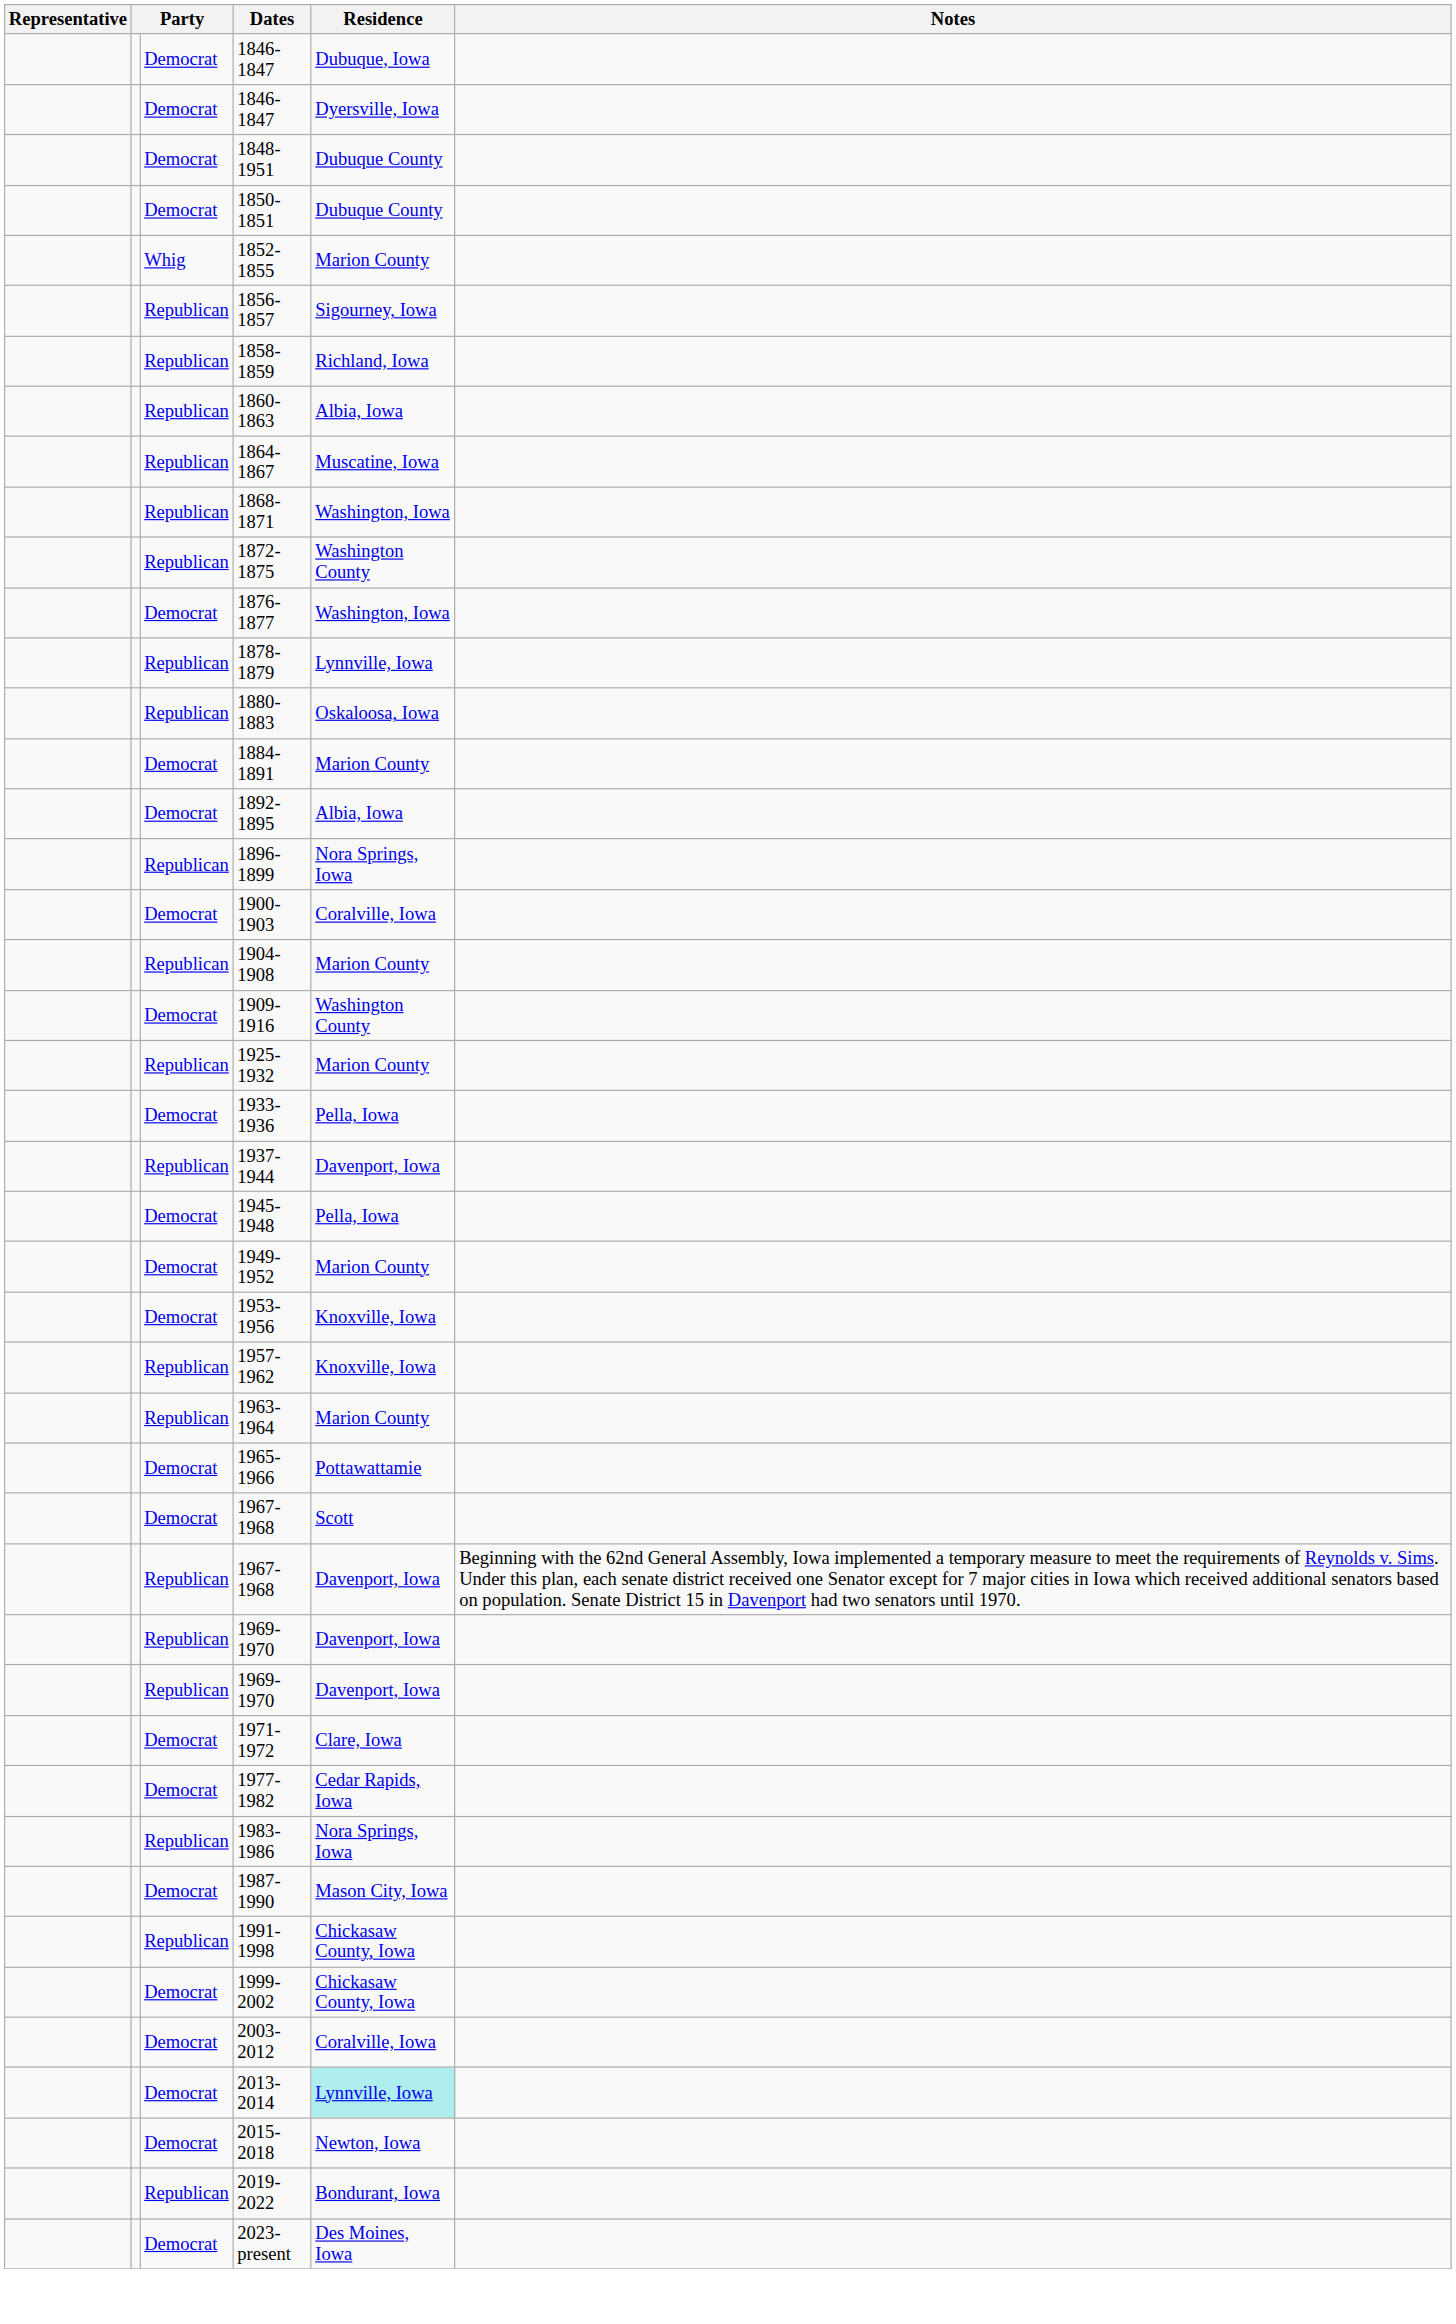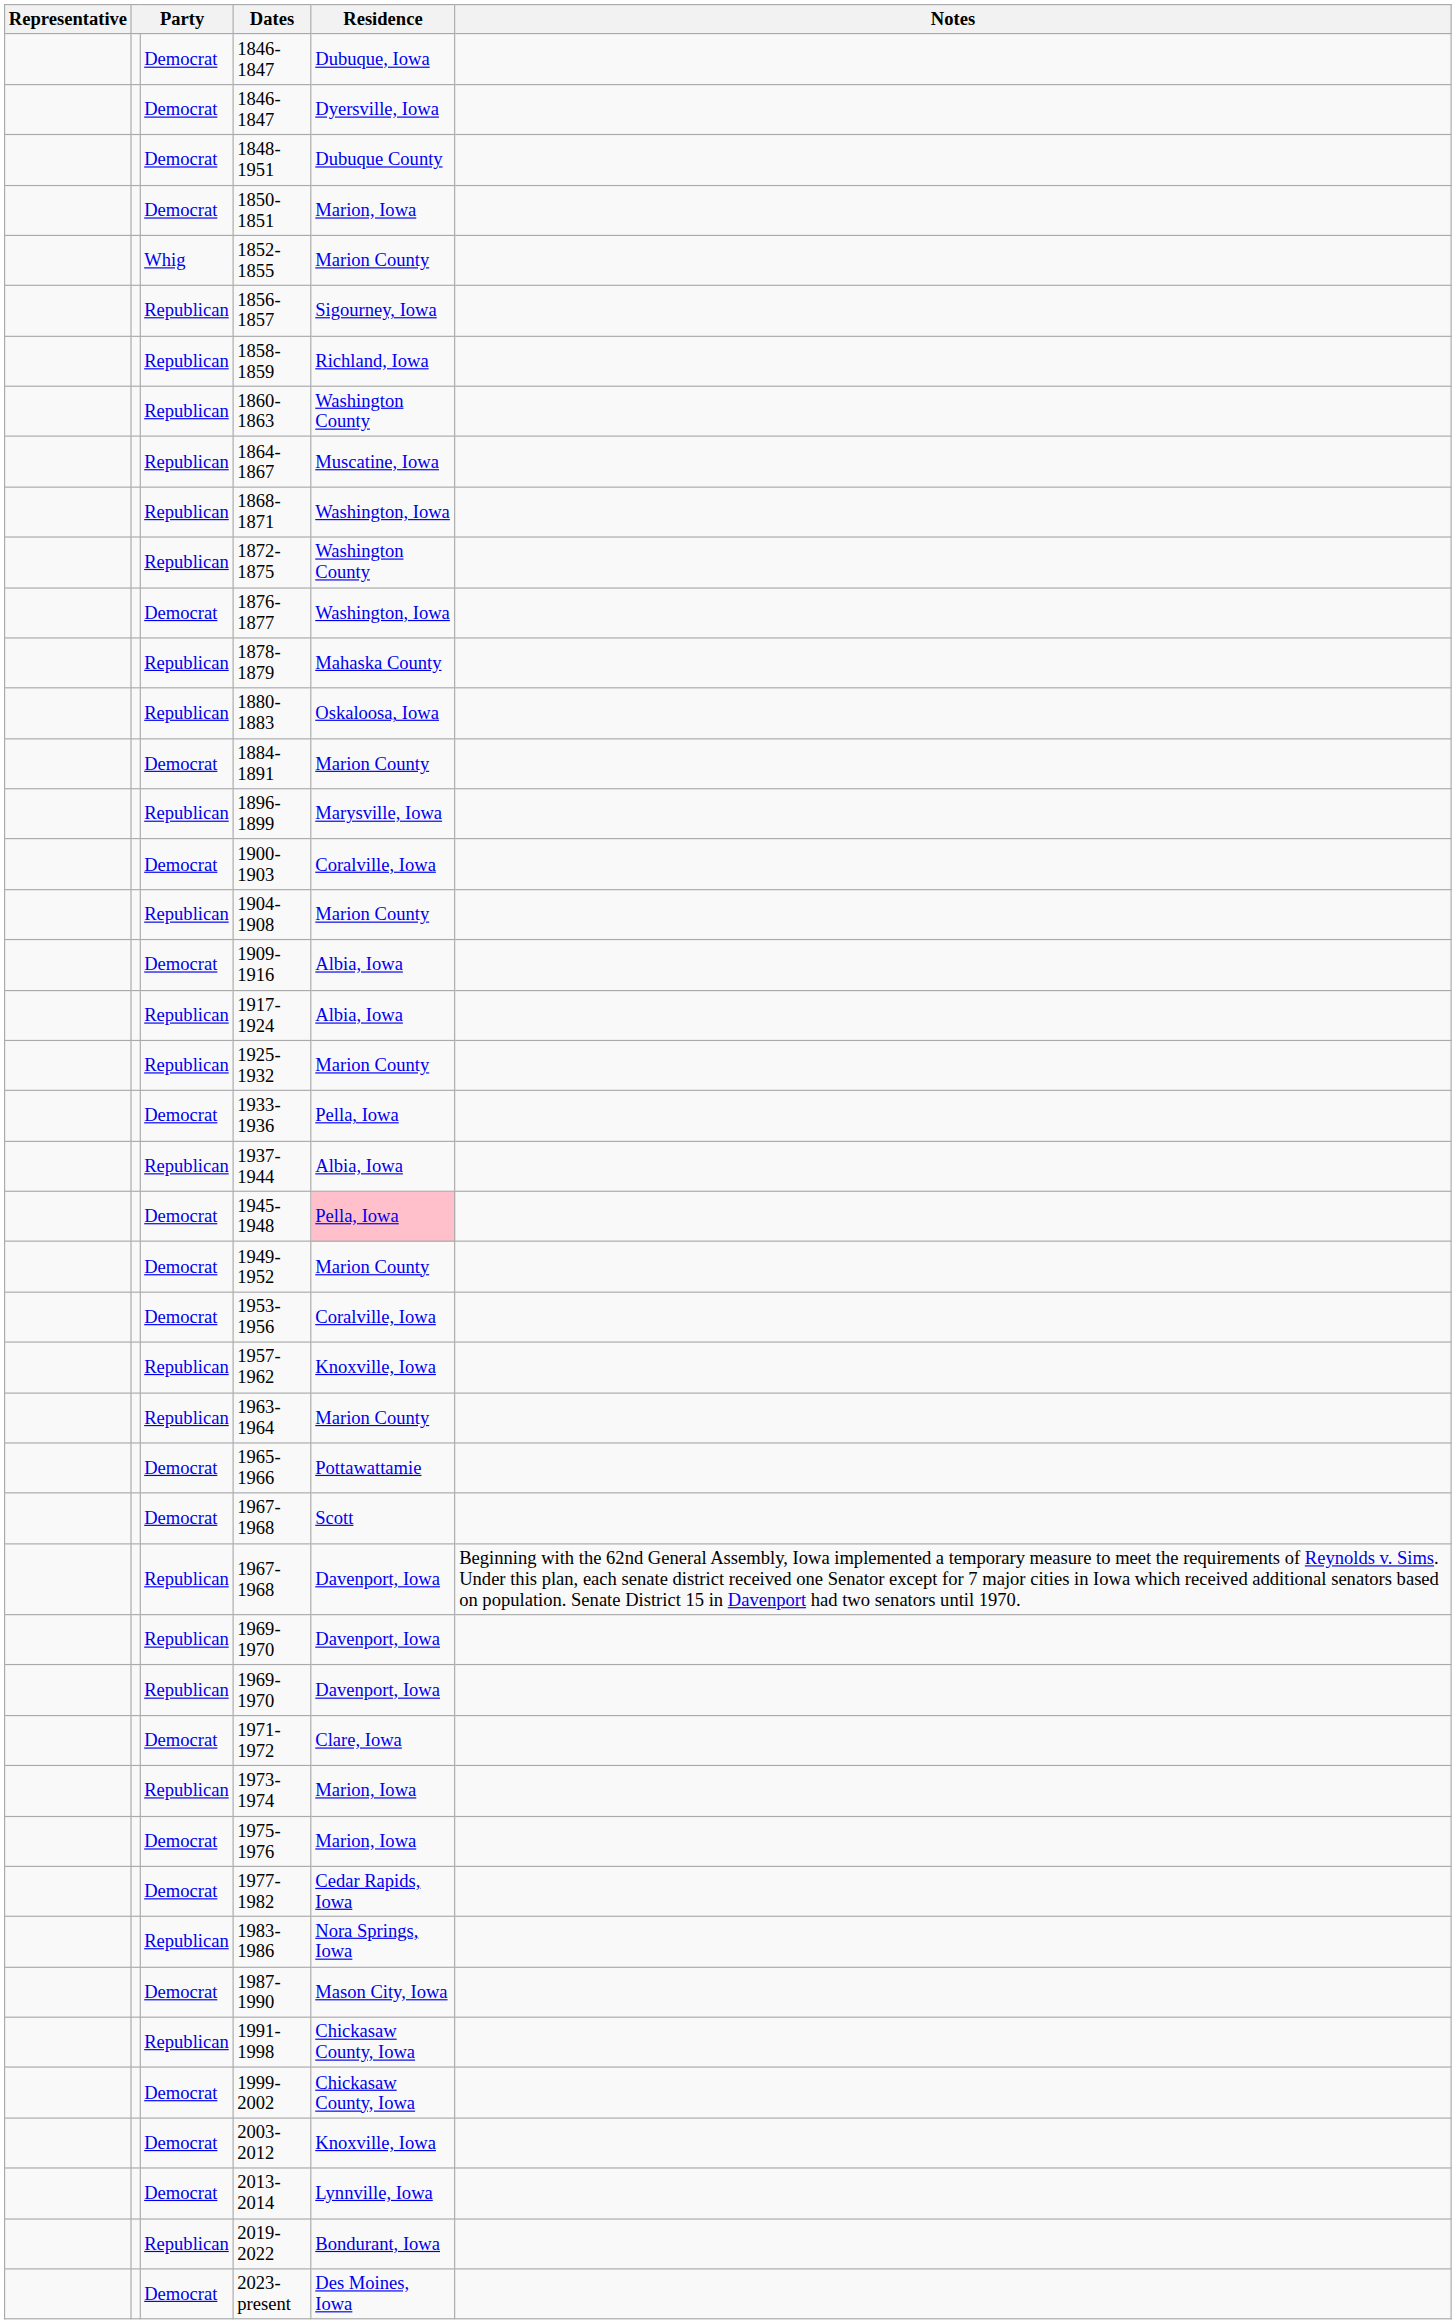(379, 210) Dubuque County -> (366, 210) Marion, Iowa
(359, 411) Albia, Iowa -> (359, 411) Washington County
(374, 662) Lynnville, Iowa -> (378, 662) Mahaska County
- row: (181, 813)
(367, 864) Nora Springs, Iowa -> (379, 813) Marysville, Iowa
(359, 1015) Washington County -> (359, 964) Albia, Iowa
+ row: (186, 1015)
(378, 1166) Davenport, Iowa -> (359, 1166) Albia, Iowa
(357, 1216) no background -> (357, 1216) pink background
(376, 1316) Knoxville, Iowa -> (376, 1316) Coralville, Iowa
+ row: (186, 1790)
+ row: (181, 1840)
(376, 2042) Coralville, Iowa -> (376, 2142) Knoxville, Iowa
(374, 2092) paleturquoise background -> (374, 2193) no background
- row: (181, 2142)
